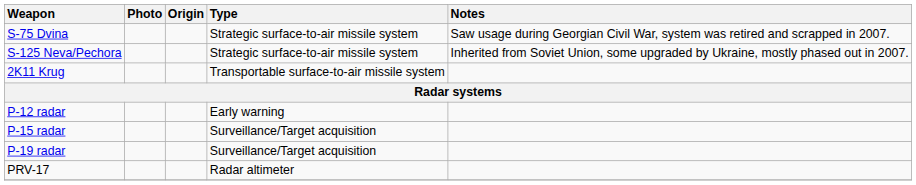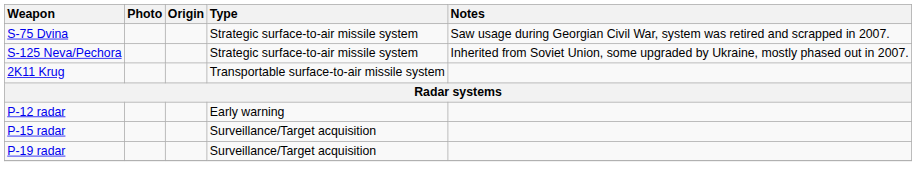- row: (28, 170)
